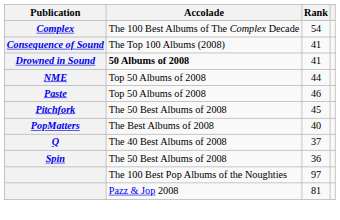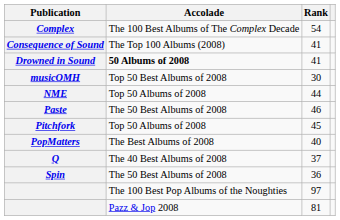+ row: (55, 77)
(157, 93) Top 50 Albums of 2008 -> (168, 110) The 50 Best Albums of 2008
(168, 110) The 50 Best Albums of 2008 -> (157, 126) Top 50 Albums of 2008
